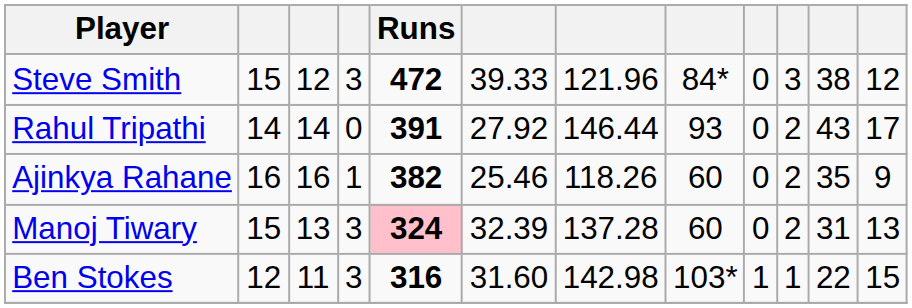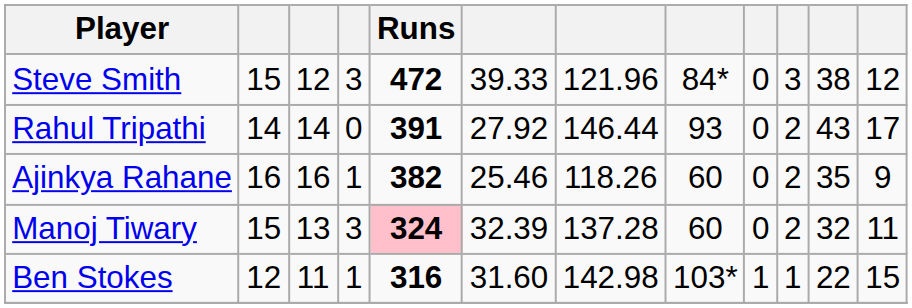(833, 228) 31 -> (833, 228) 32
(883, 228) 13 -> (883, 228) 11
(354, 278) 3 -> (354, 278) 1
